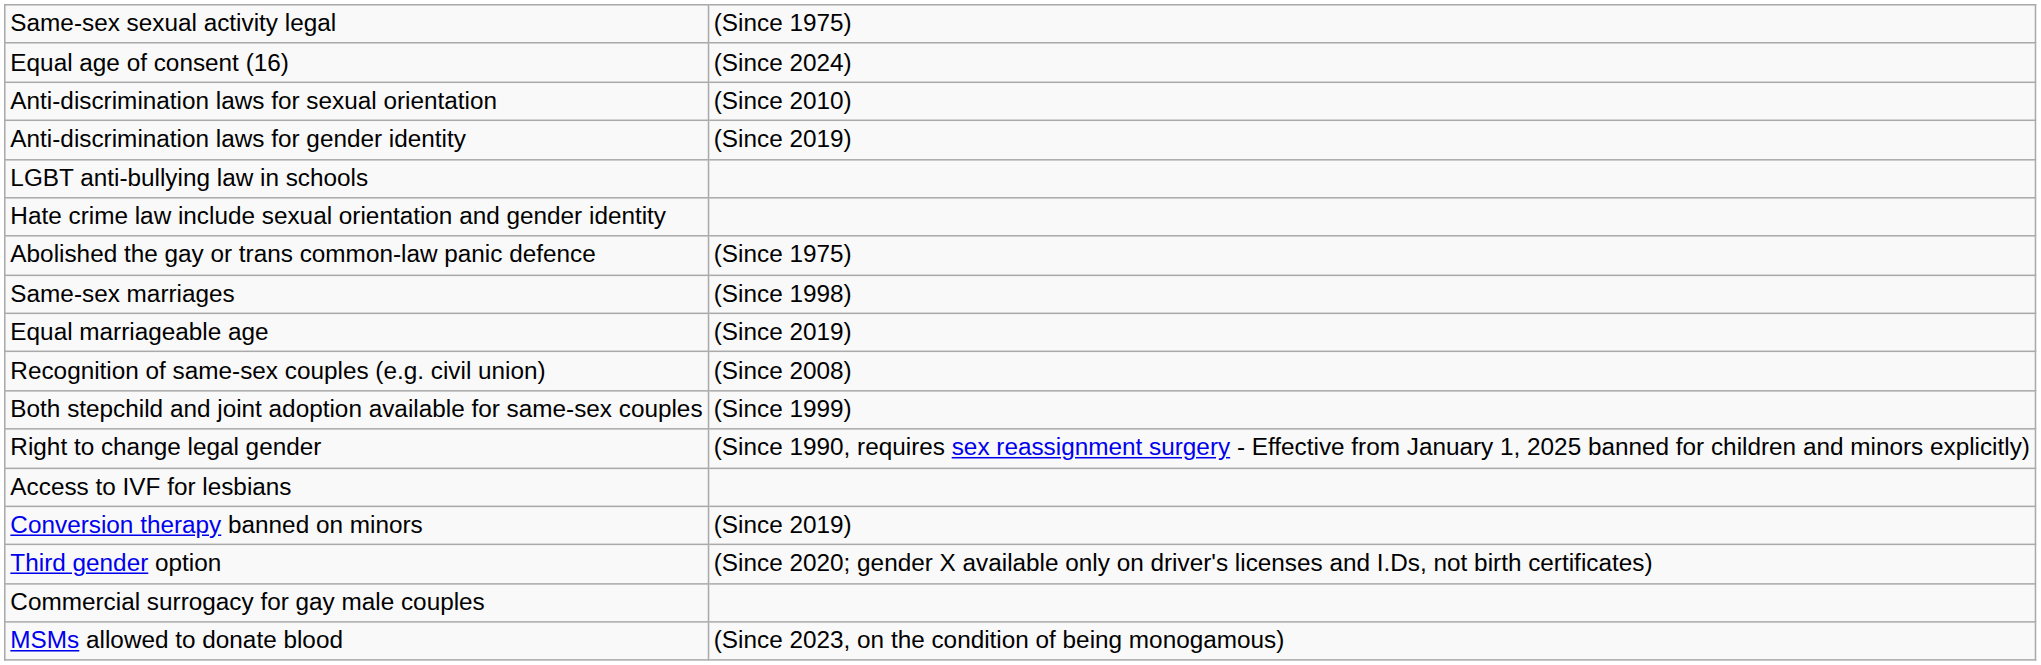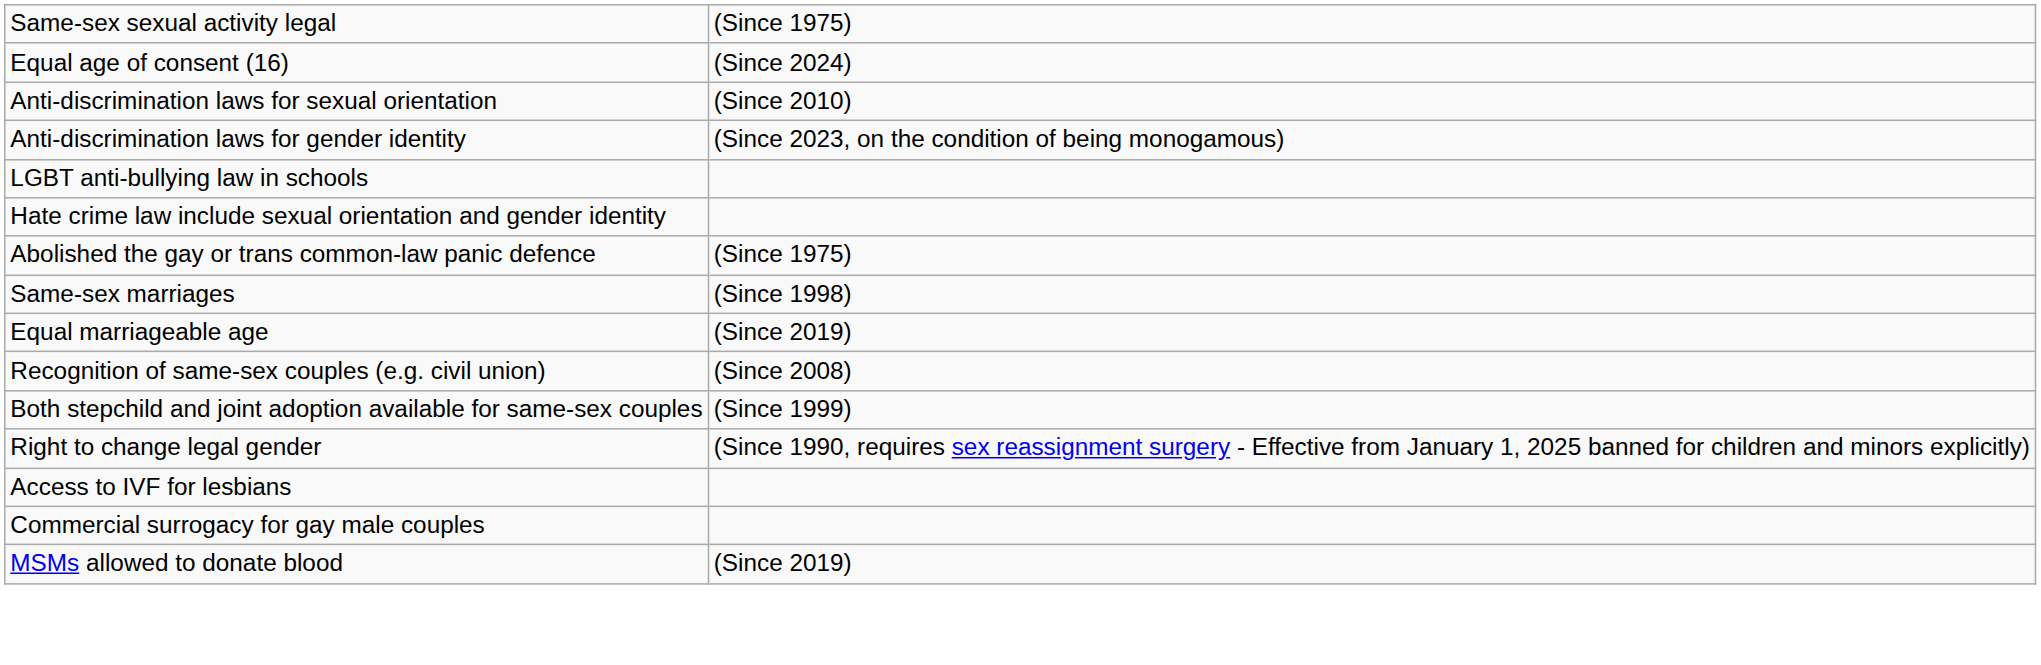(783, 139) (Since 2019) -> (999, 139) (Since 2023, on the condition of being monogamous)
- row: (217, 525)
- row: (116, 563)
(999, 640) (Since 2023, on the condition of being monogamous) -> (783, 563) (Since 2019)
